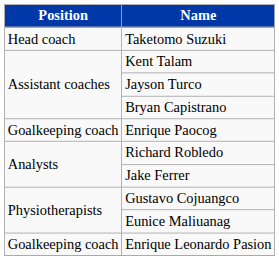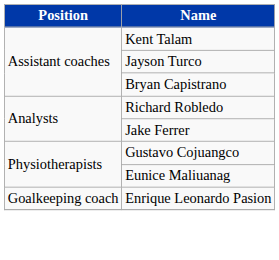- row: (176, 38)
- row: (171, 130)
